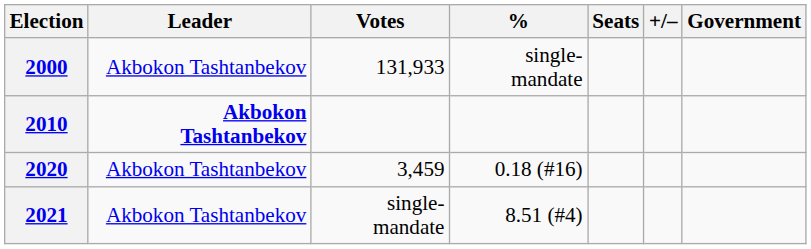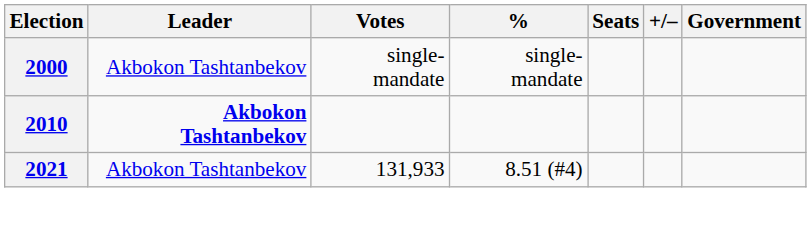(410, 66) 131,933 -> (409, 66) single-mandate
- row: (46, 169)
(409, 214) single-mandate -> (410, 169) 131,933
